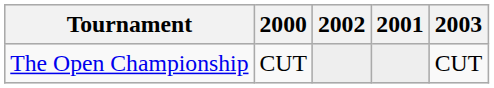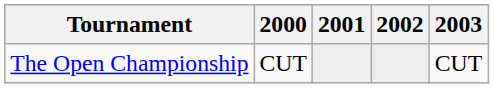columns swapped: (400, 24) <-> (342, 24)
